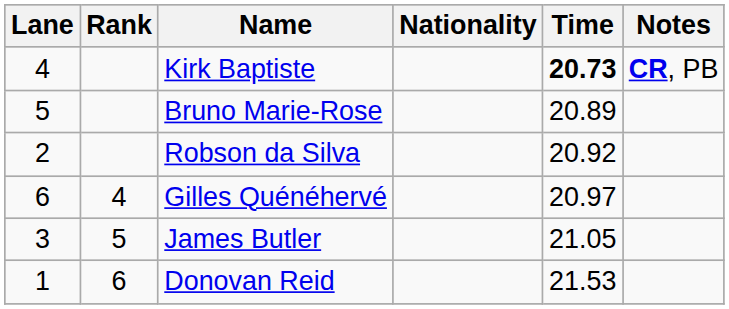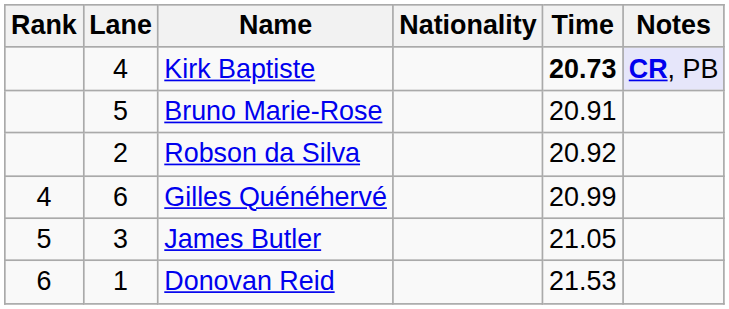columns swapped: (119, 25) <-> (42, 25)
(674, 68) no background -> (674, 68) lavender background
(583, 111) 20.89 -> (583, 111) 20.91
(583, 196) 20.97 -> (583, 196) 20.99
